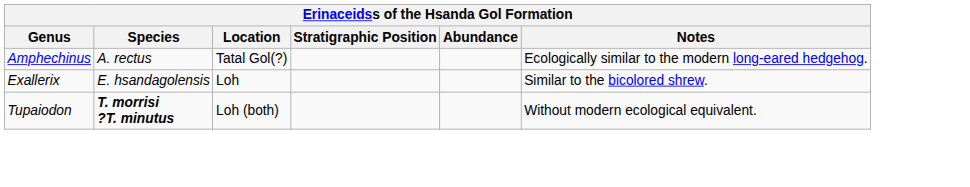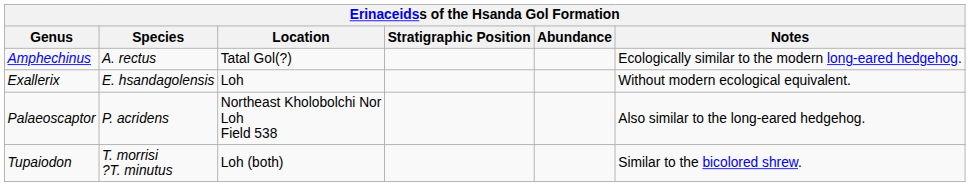(616, 80) Similar to the bicolored shrew. -> (735, 80) Without modern ecological equivalent.
+ row: (52, 118)
(136, 110) bold -> (137, 163) normal
(640, 110) Without modern ecological equivalent. -> (710, 163) Similar to the bicolored shrew.
